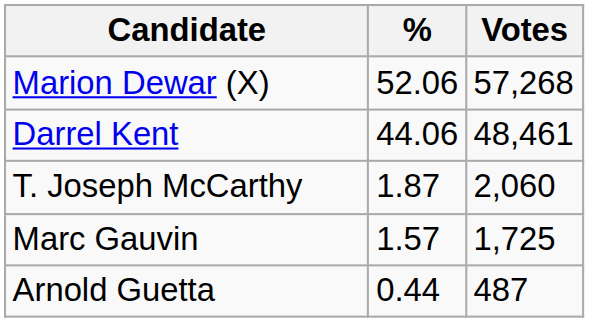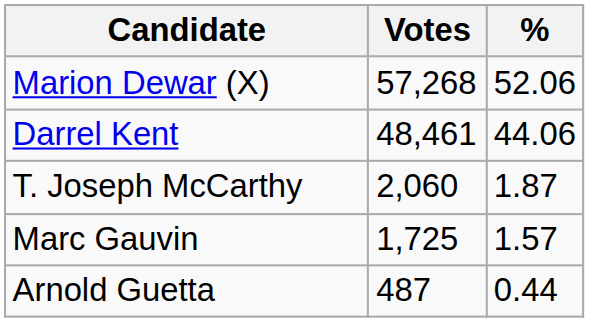columns swapped: (525, 30) <-> (417, 30)
